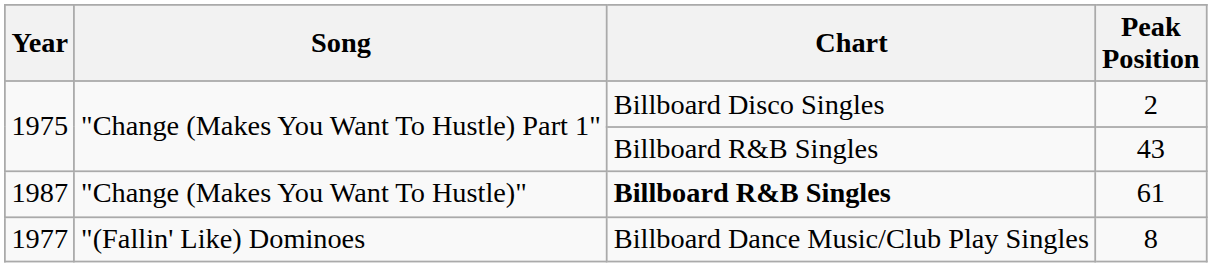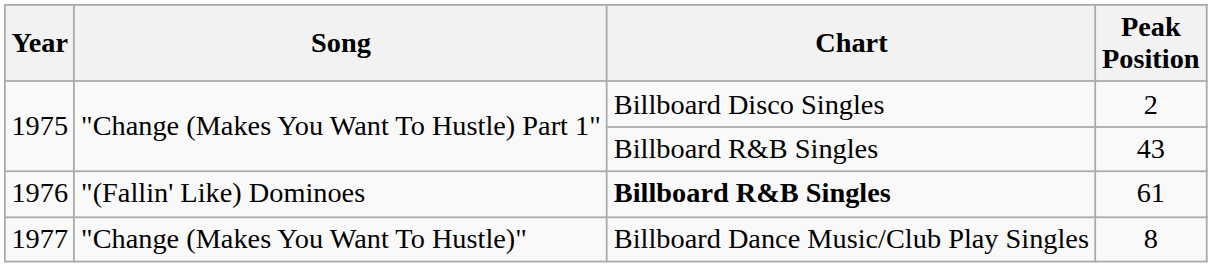(40, 193) 1987 -> (40, 193) 1976
(304, 193) "Change (Makes You Want To Hustle)" -> (223, 193) "(Fallin' Like) Dominoes
(223, 238) "(Fallin' Like) Dominoes -> (304, 238) "Change (Makes You Want To Hustle)"
